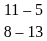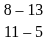rows swapped: (23, 31) <-> (23, 9)
